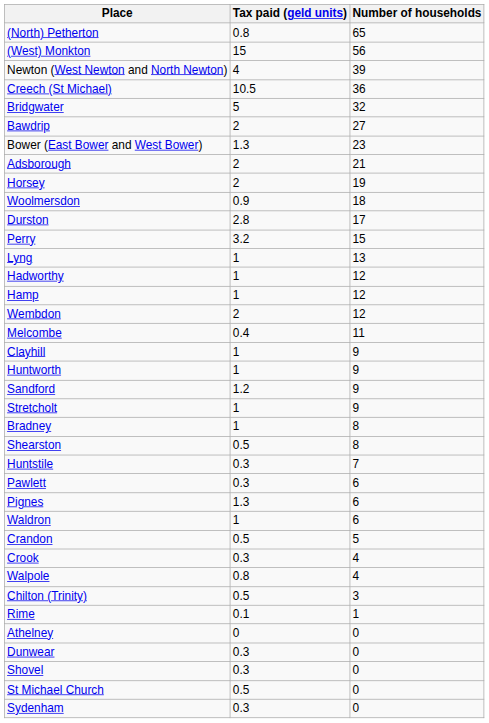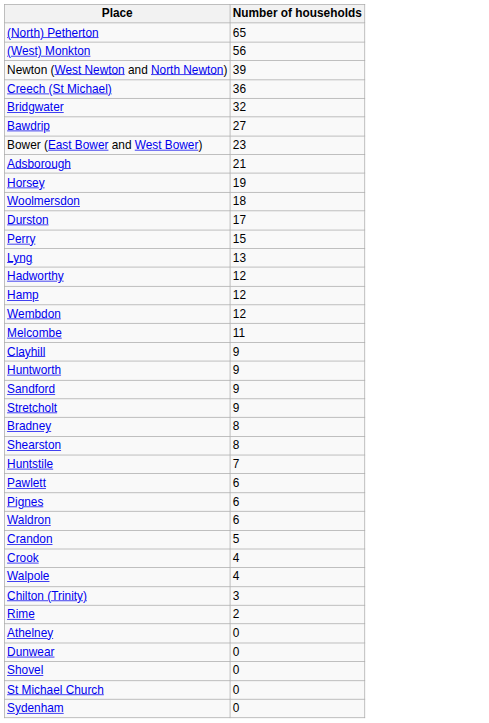- column: (290, 13)
(356, 614) 1 -> (236, 614) 2
